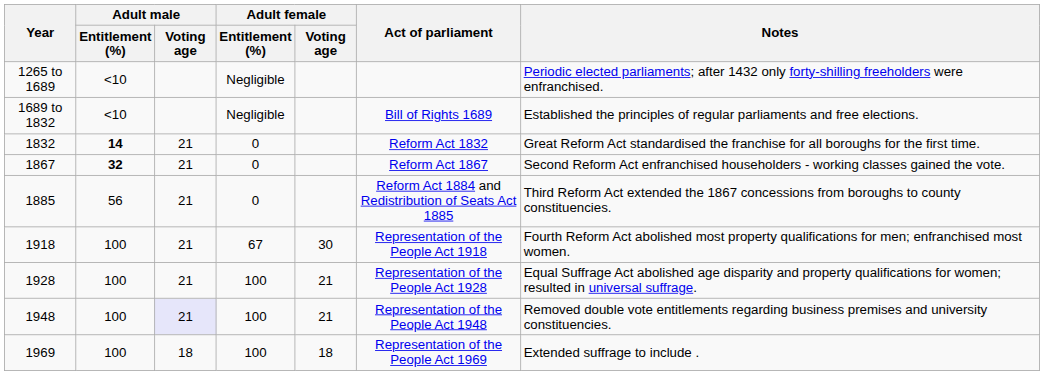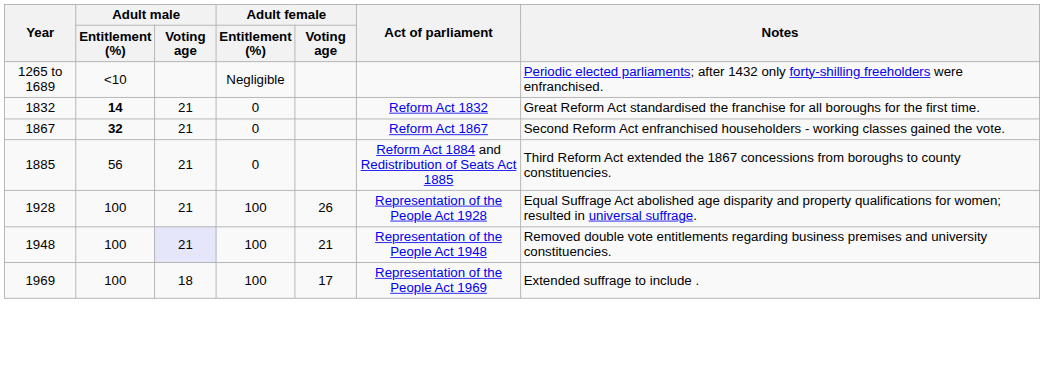- row: (40, 115)
- row: (40, 244)
(326, 280) 21 -> (326, 208) 26
(326, 352) 18 -> (326, 280) 17
